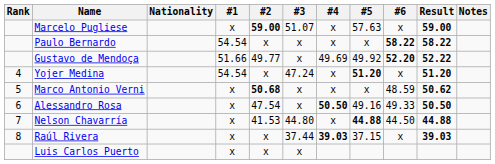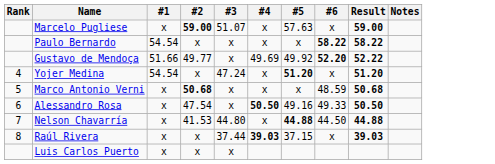- column: (181, 13)
(437, 90) 50.62 -> (368, 90) 50.68
